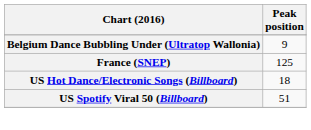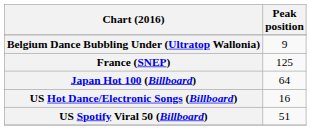+ row: (133, 80)
(284, 80) 18 -> (284, 98) 16
